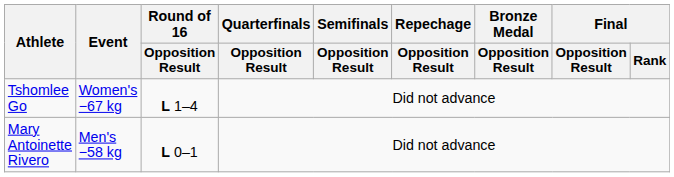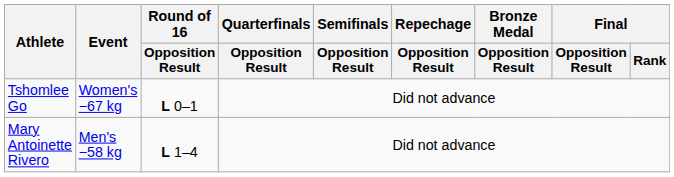(180, 106) L 1–4 -> (180, 106) L 0–1
(180, 153) L 0–1 -> (180, 153) L 1–4
